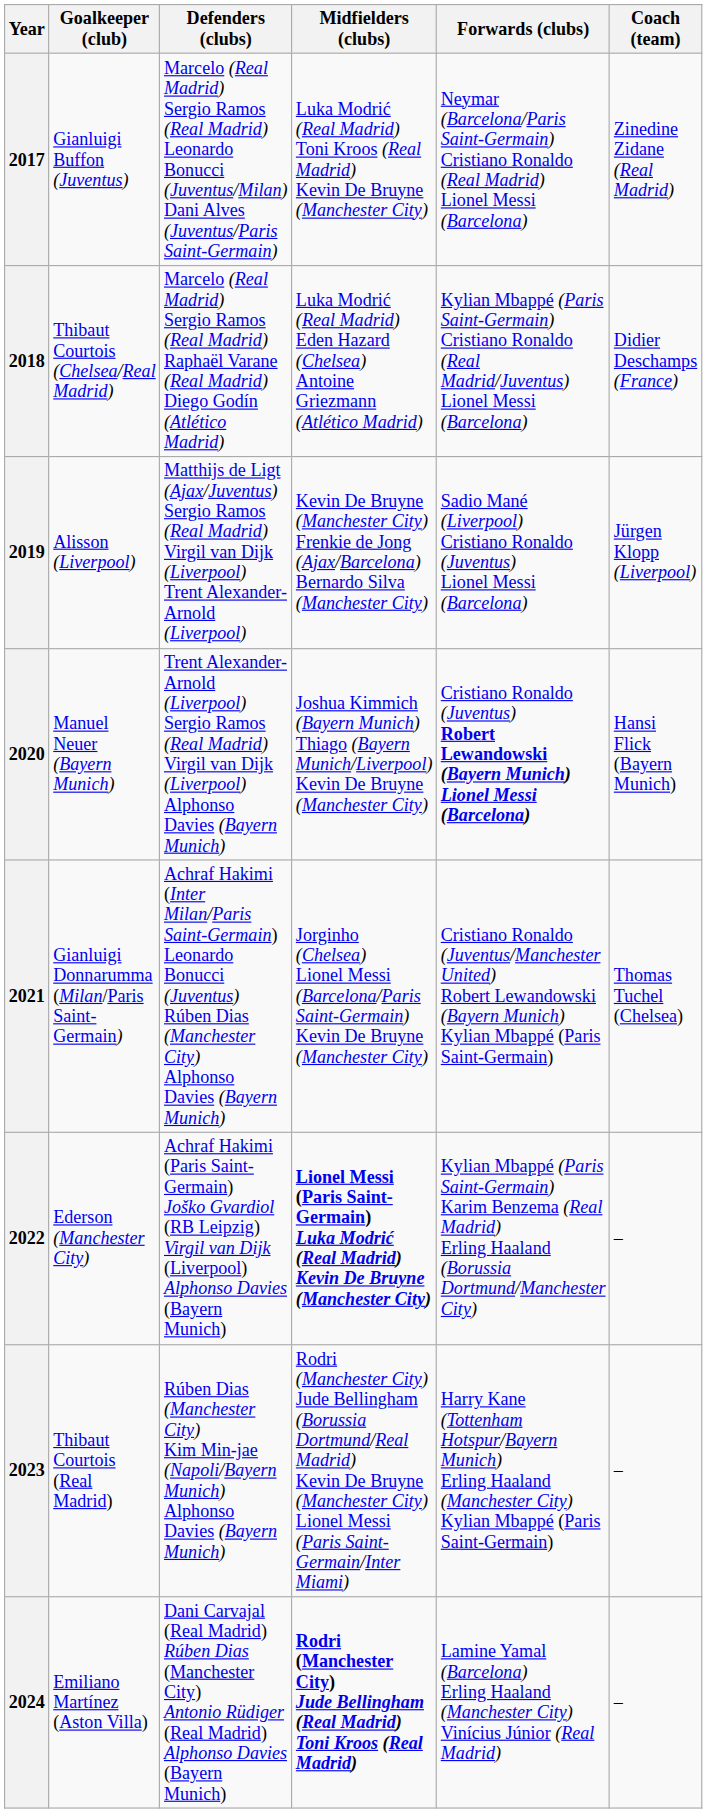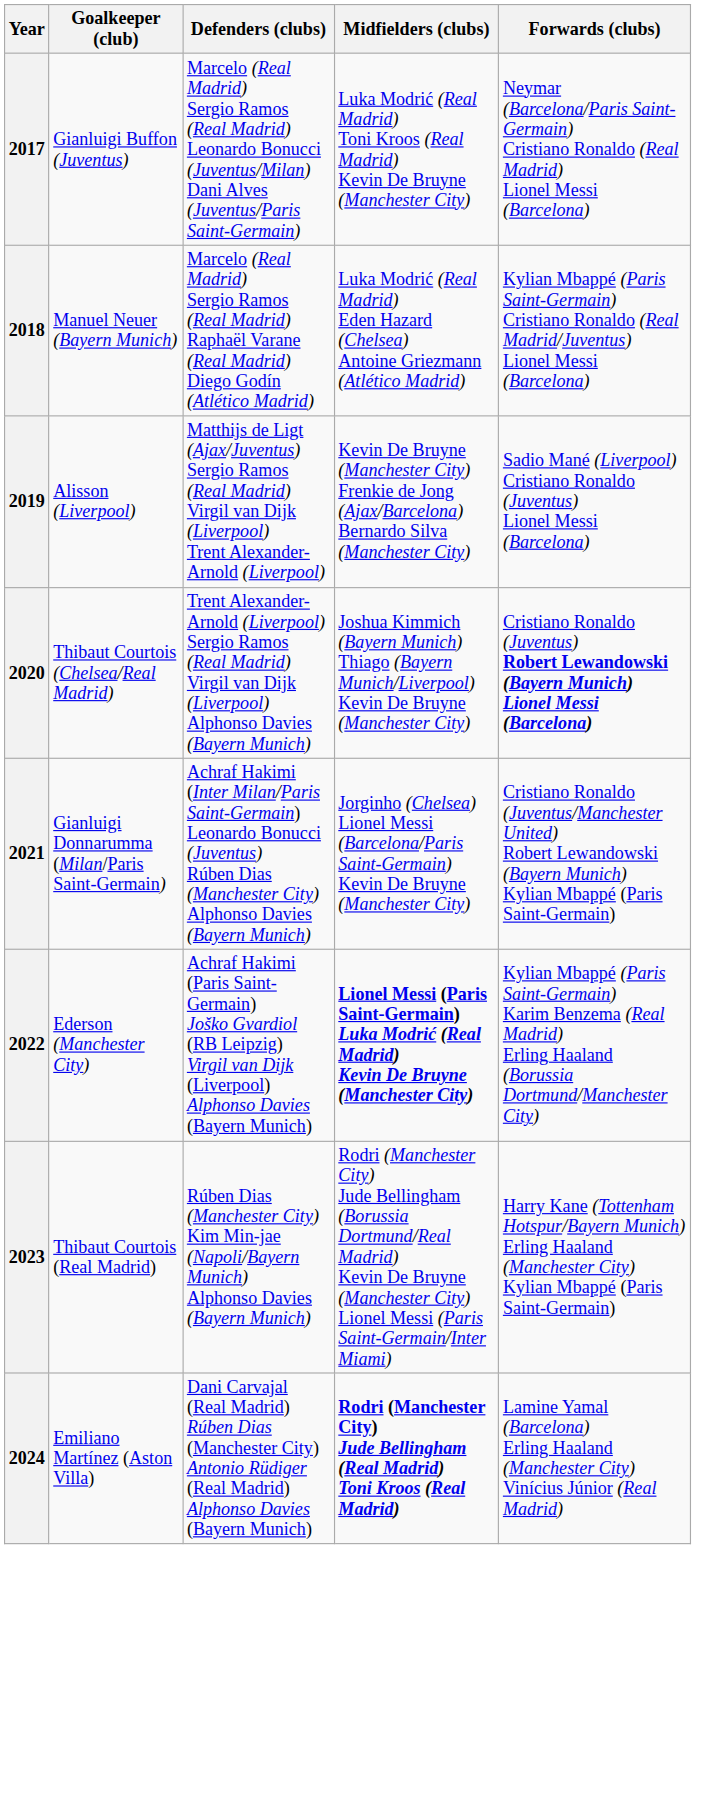- column: (656, 29)
(104, 360) Thibaut Courtois (Chelsea/Real Madrid) -> (115, 330) Manuel Neuer (Bayern Munich)
(84, 753) Manuel Neuer (Bayern Munich) -> (115, 672) Thibaut Courtois (Chelsea/Real Madrid)
